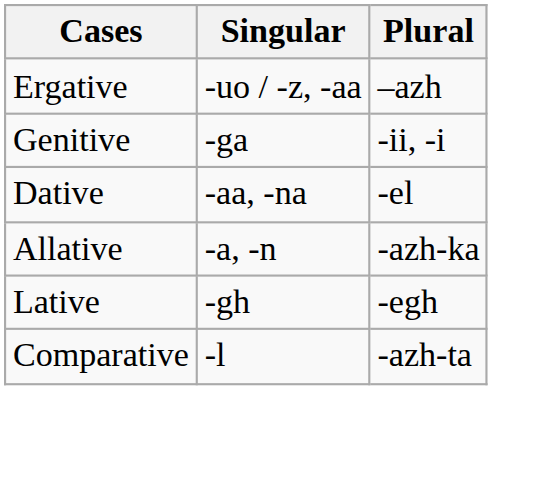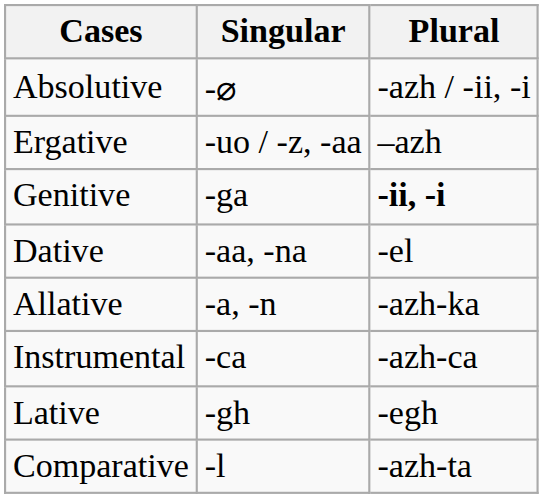+ row: (88, 86)
(411, 139) normal -> (411, 195) bold
+ row: (99, 357)
